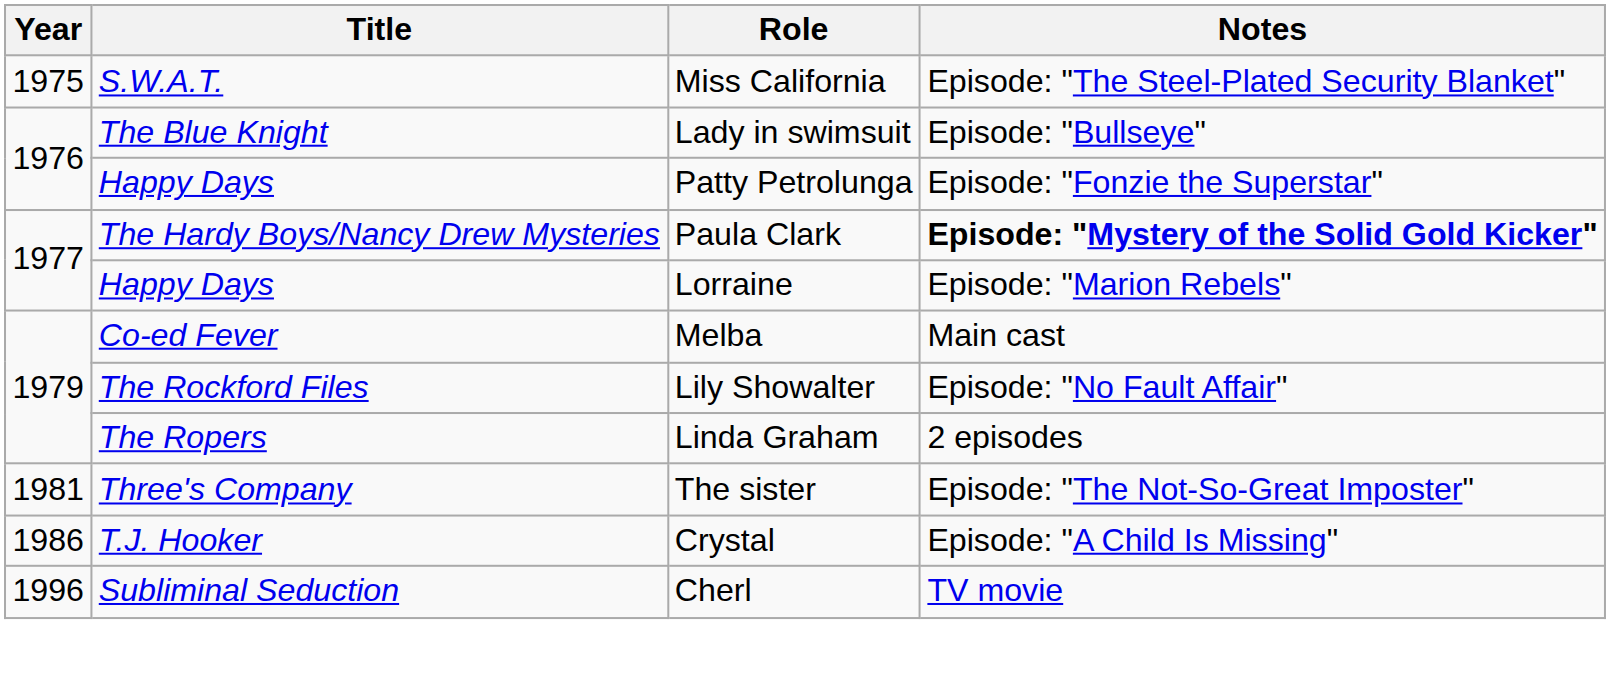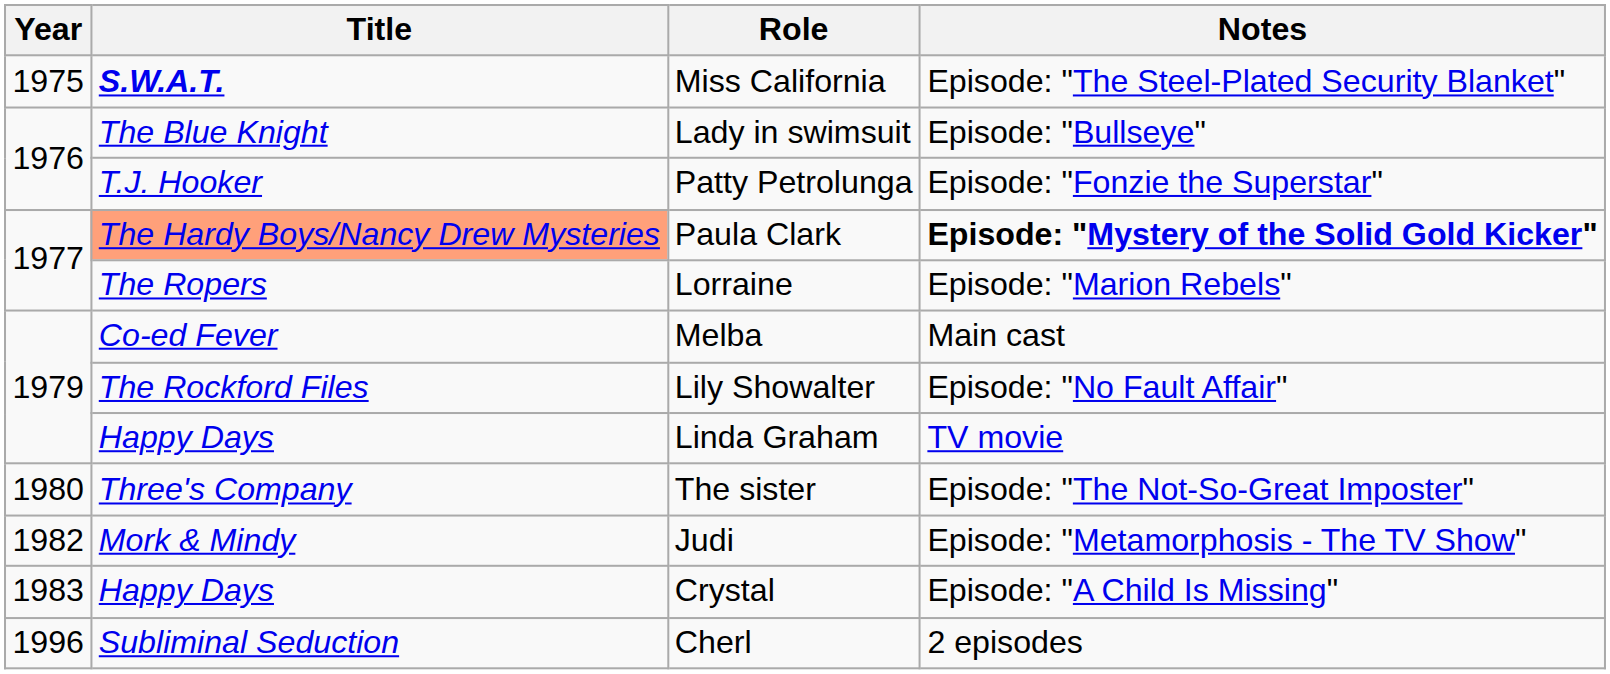(161, 81) normal -> (162, 81) bold
(186, 183) Happy Days -> (180, 183) T.J. Hooker
(379, 234) no background -> (379, 234) lightsalmon background
(186, 285) Happy Days -> (183, 285) The Ropers
(183, 438) The Ropers -> (186, 438) Happy Days
(1005, 438) 2 episodes -> (995, 438) TV movie
(48, 489) 1981 -> (48, 489) 1980
+ row: (704, 540)
(48, 540) 1986 -> (48, 591) 1983
(180, 540) T.J. Hooker -> (186, 591) Happy Days
(995, 591) TV movie -> (1005, 642) 2 episodes
